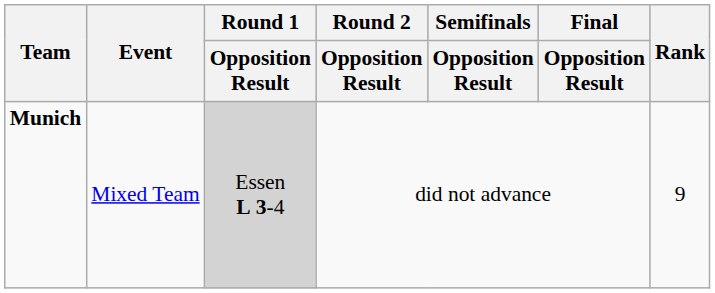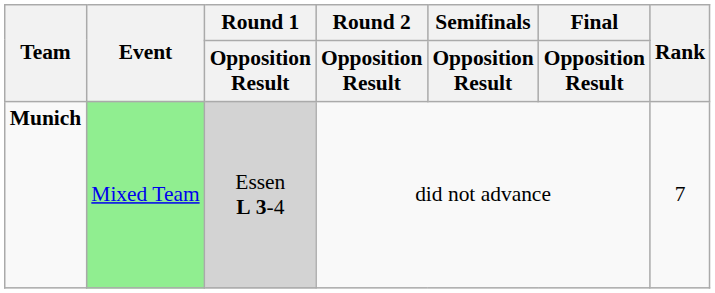(145, 194) no background -> (145, 194) lightgreen background
(680, 194) 9 -> (680, 194) 7
